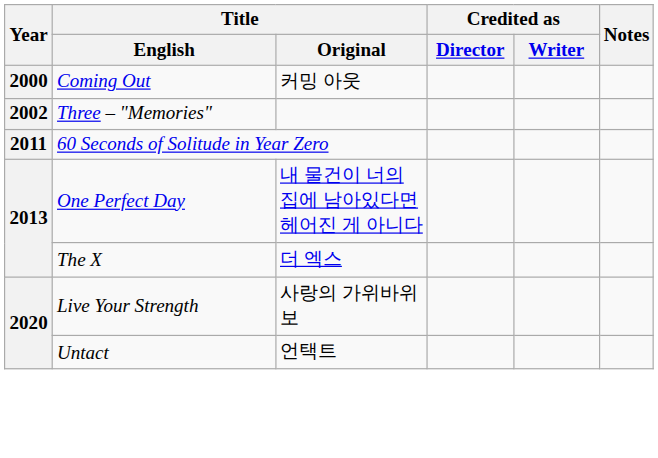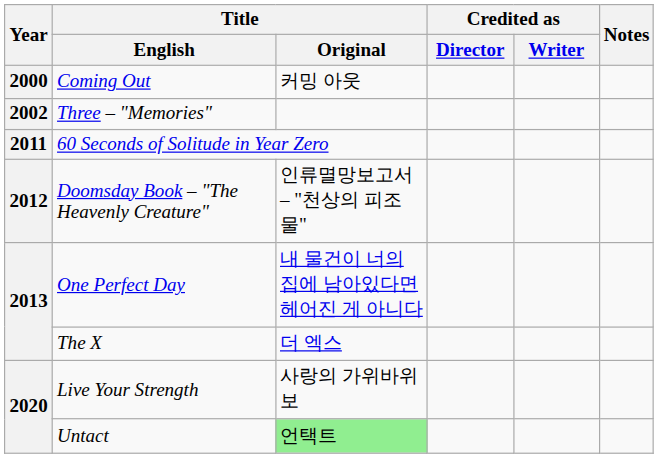+ row: (147, 200)
(309, 351) no background -> (309, 435) lightgreen background
